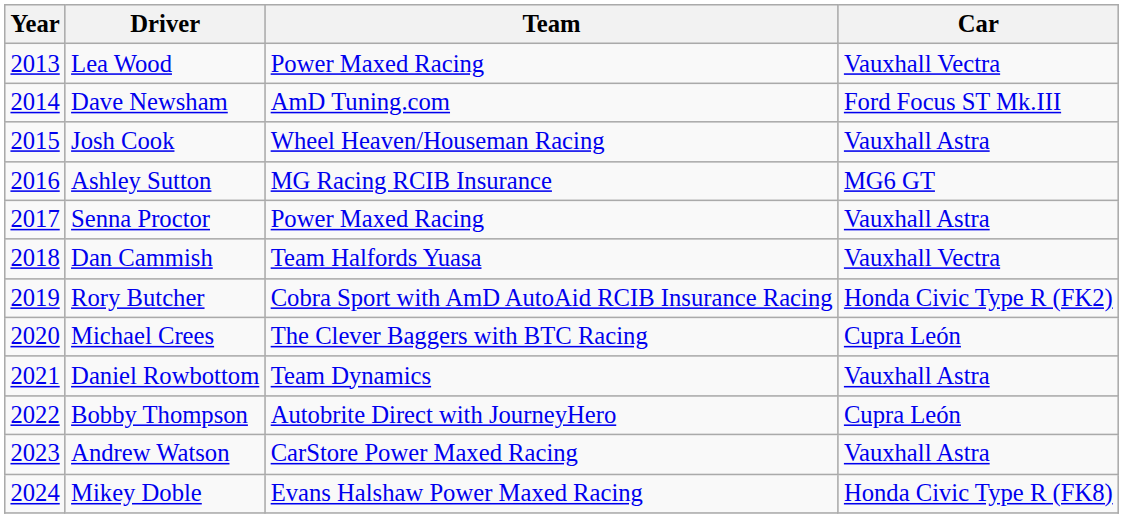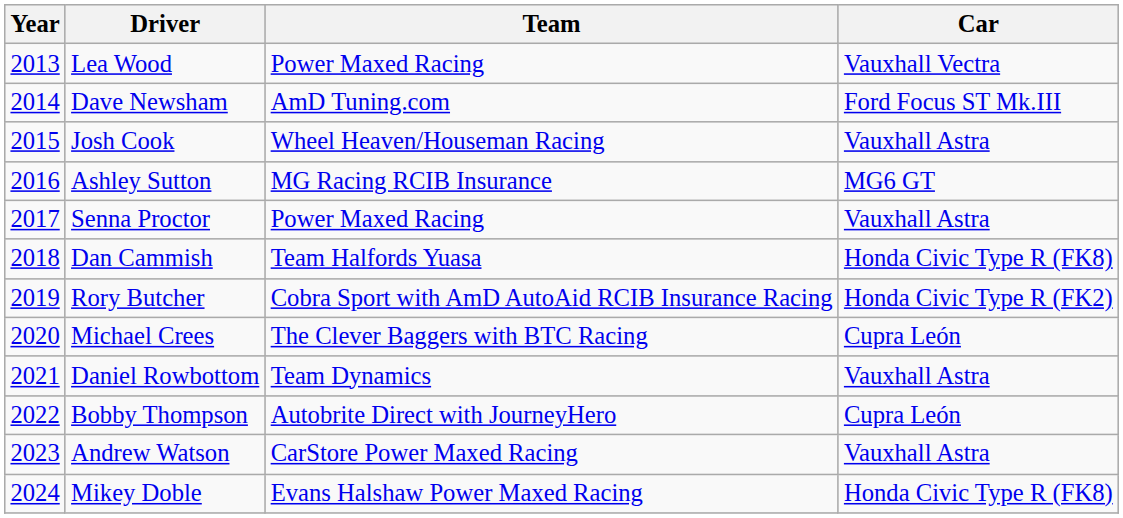(922, 258) Vauxhall Vectra -> (978, 258) Honda Civic Type R (FK8)
